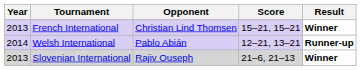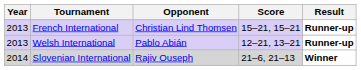(321, 28) Winner -> (329, 28) Runner-up
(17, 43) 2014 -> (17, 43) 2013
(17, 58) 2013 -> (17, 58) 2014
